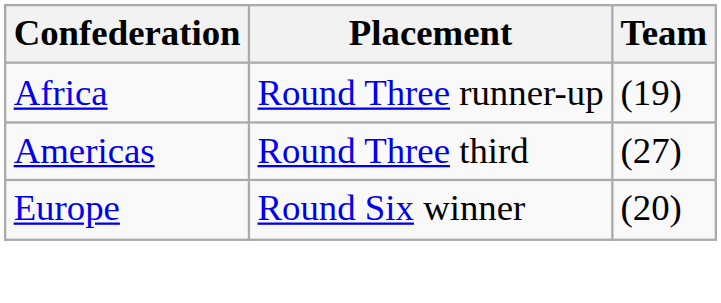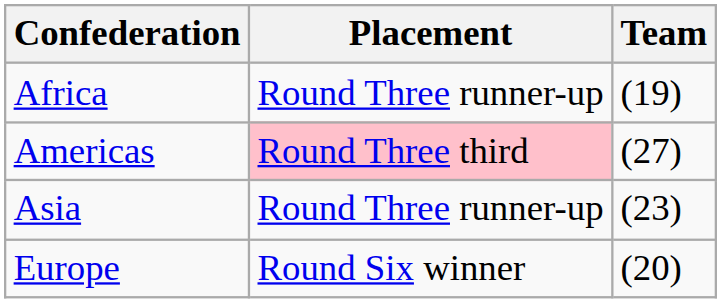(393, 150) no background -> (393, 150) pink background
+ row: (47, 208)
